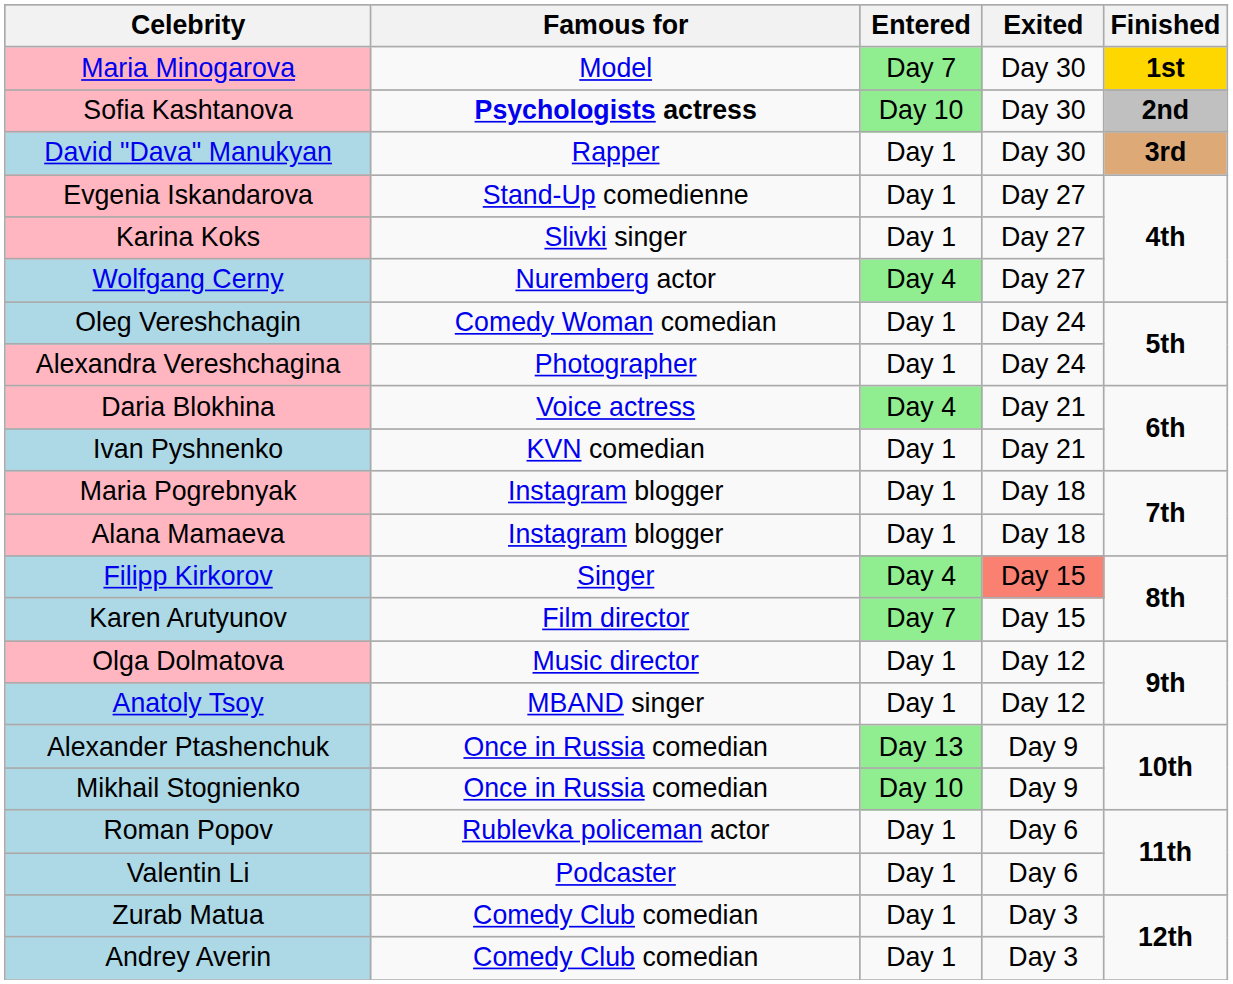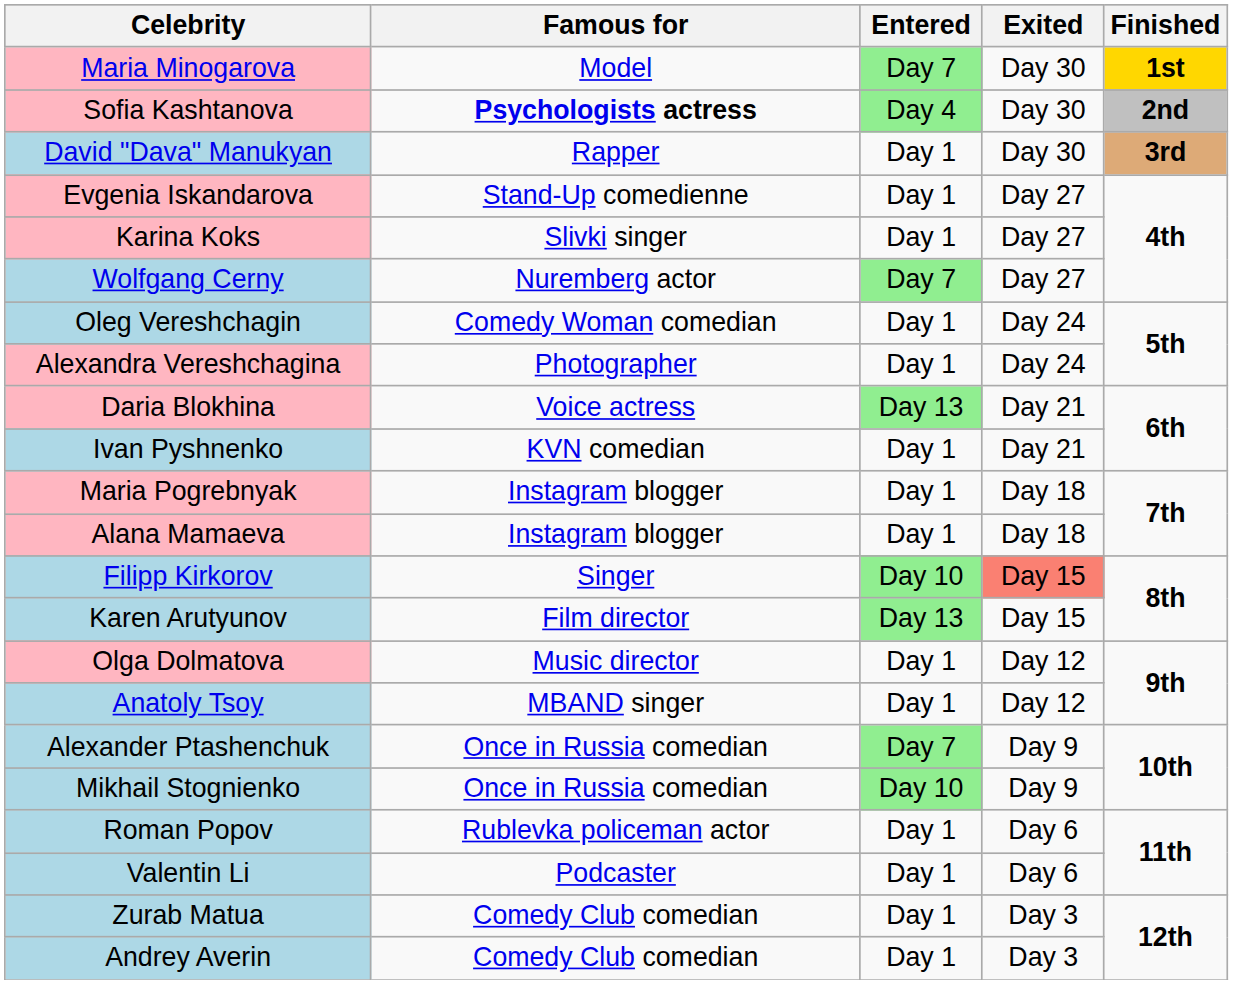(921, 110) Day 10 -> (921, 110) Day 4
(921, 279) Day 4 -> (921, 279) Day 7
(921, 407) Day 4 -> (921, 407) Day 13
(921, 576) Day 4 -> (921, 576) Day 10
(921, 618) Day 7 -> (921, 618) Day 13
(921, 746) Day 13 -> (921, 746) Day 7
